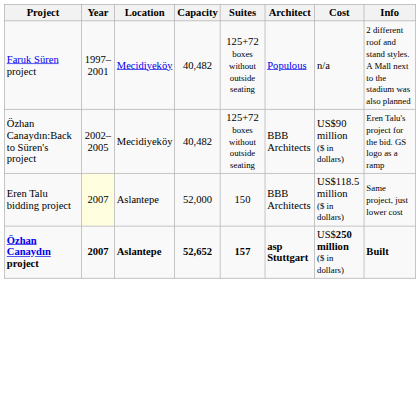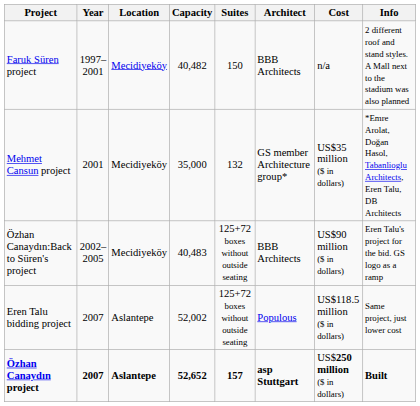(243, 65) 125+72 boxes without outside seating -> (235, 65) 150
(287, 65) Populous -> (279, 65) BBB Architects
+ row: (39, 165)
(198, 141) 40,482 -> (192, 253) 40,483
(98, 199) lightyellow background -> (93, 317) no background
(198, 199) 52,000 -> (192, 317) 52,002
(243, 199) 150 -> (235, 317) 125+72 boxes without outside seating
(289, 199) BBB Architects -> (277, 317) Populous
